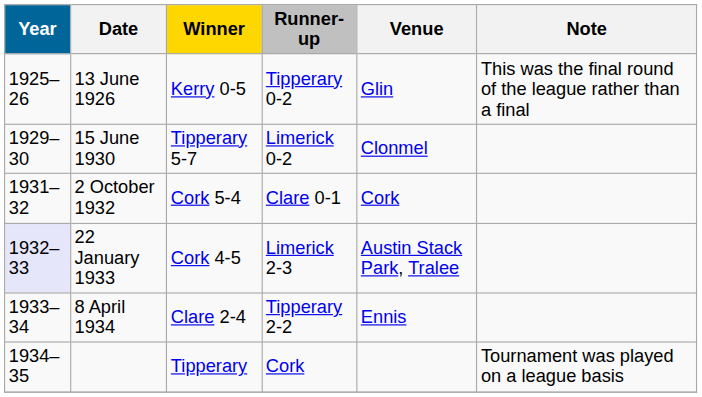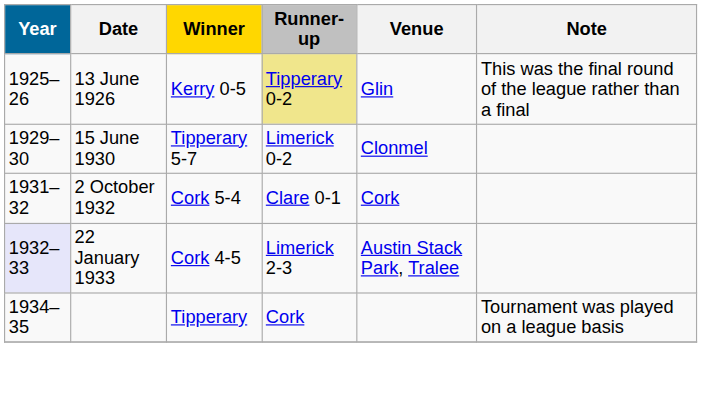(304, 88) no background -> (304, 88) khaki background
- row: (100, 317)
